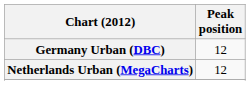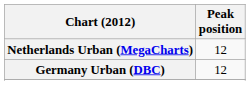rows swapped: (100, 49) <-> (100, 69)
